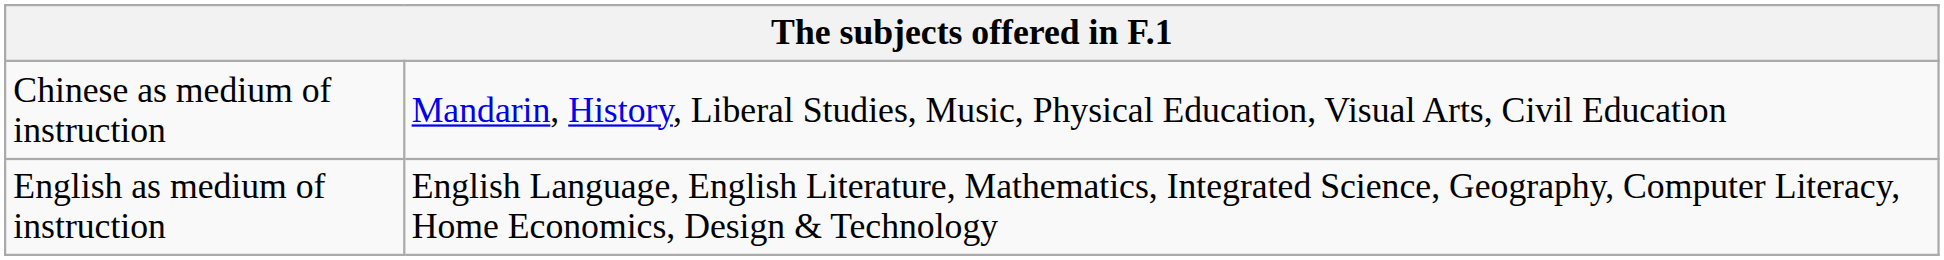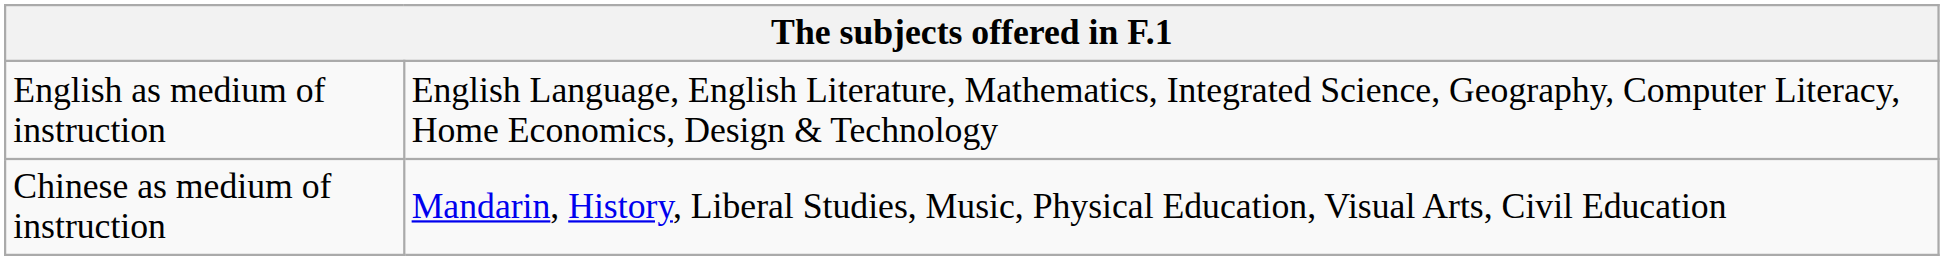rows swapped: (172, 109) <-> (169, 206)
